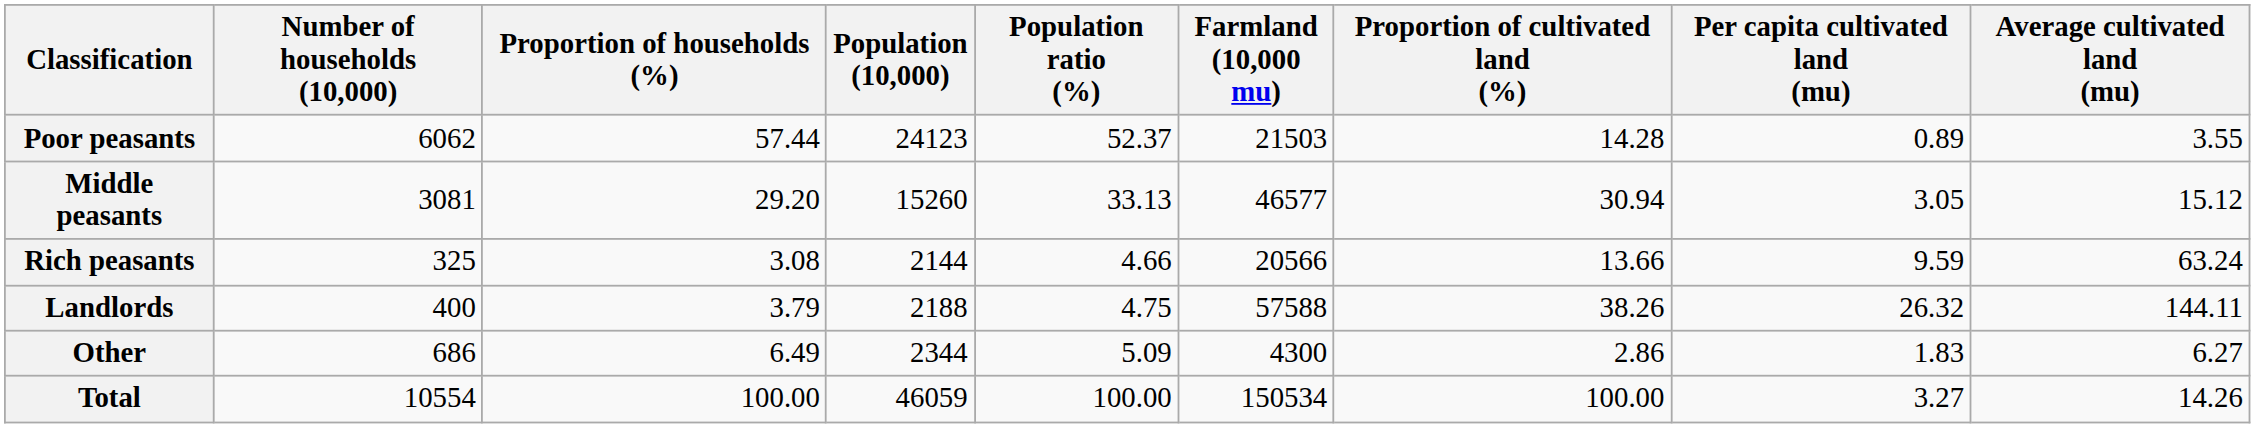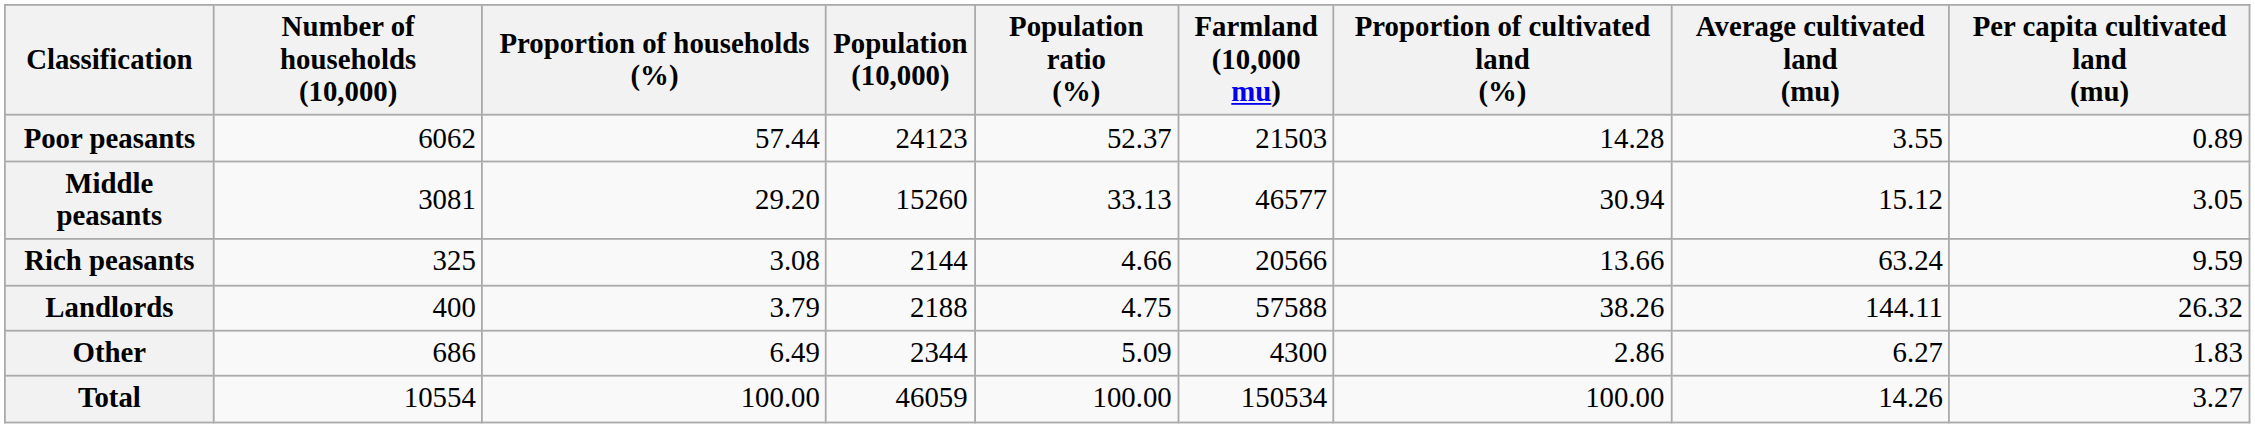columns swapped: (2110, 59) <-> (1821, 59)
